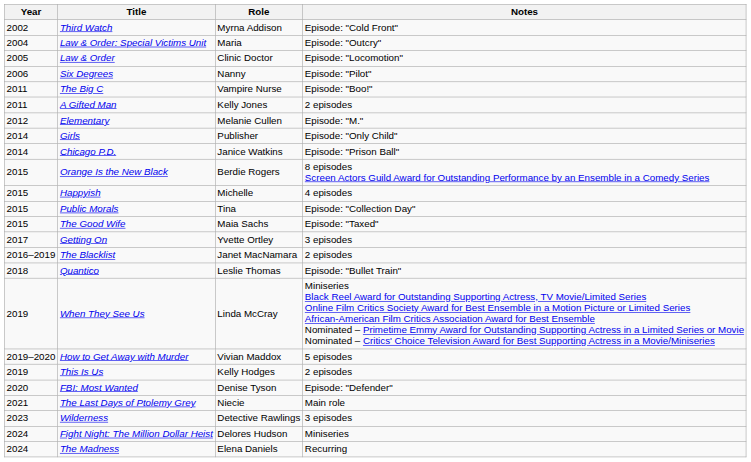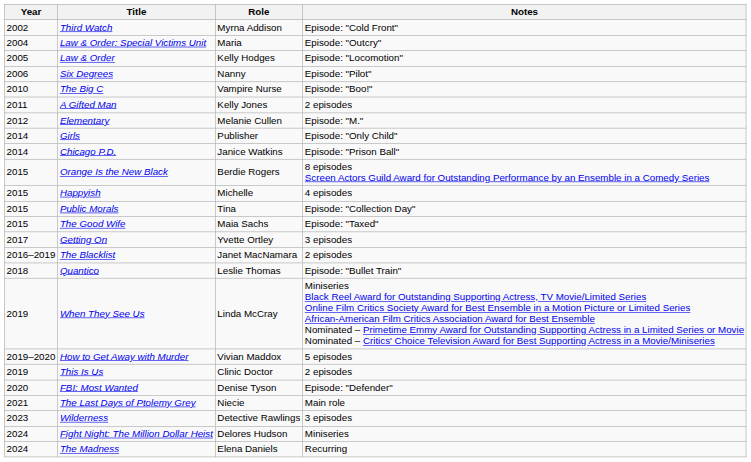(245, 58) Clinic Doctor -> (246, 58) Kelly Hodges
(17, 89) 2011 -> (17, 89) 2010
(246, 372) Kelly Hodges -> (245, 372) Clinic Doctor
